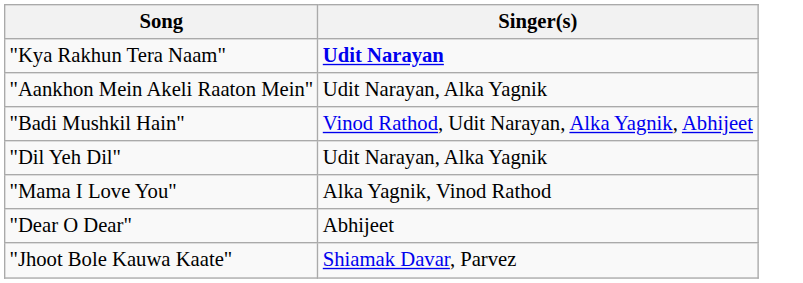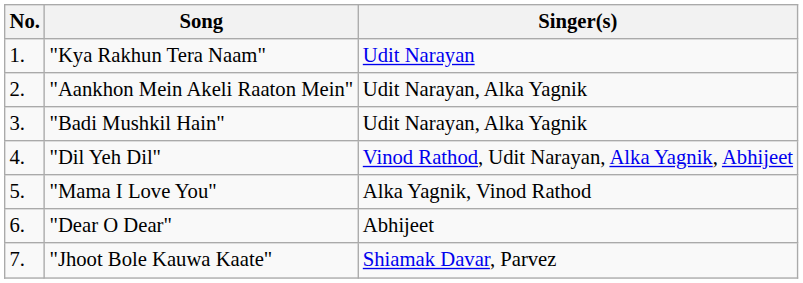+ column: (25, 21)
(383, 55) bold -> (419, 55) normal
(538, 123) Vinod Rathod, Udit Narayan, Alka Yagnik, Abhijeet -> (475, 123) Udit Narayan, Alka Yagnik
(435, 158) Udit Narayan, Alka Yagnik -> (578, 158) Vinod Rathod, Udit Narayan, Alka Yagnik, Abhijeet
